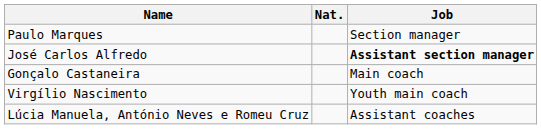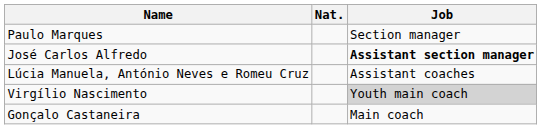rows swapped: (74, 74) <-> (158, 114)
(409, 94) no background -> (409, 94) lightgrey background
